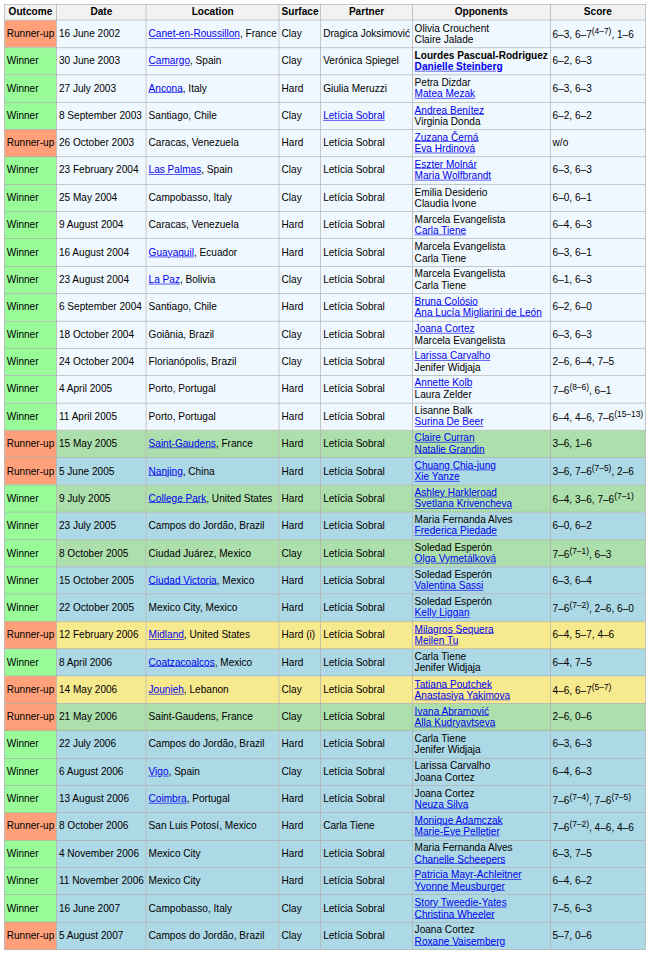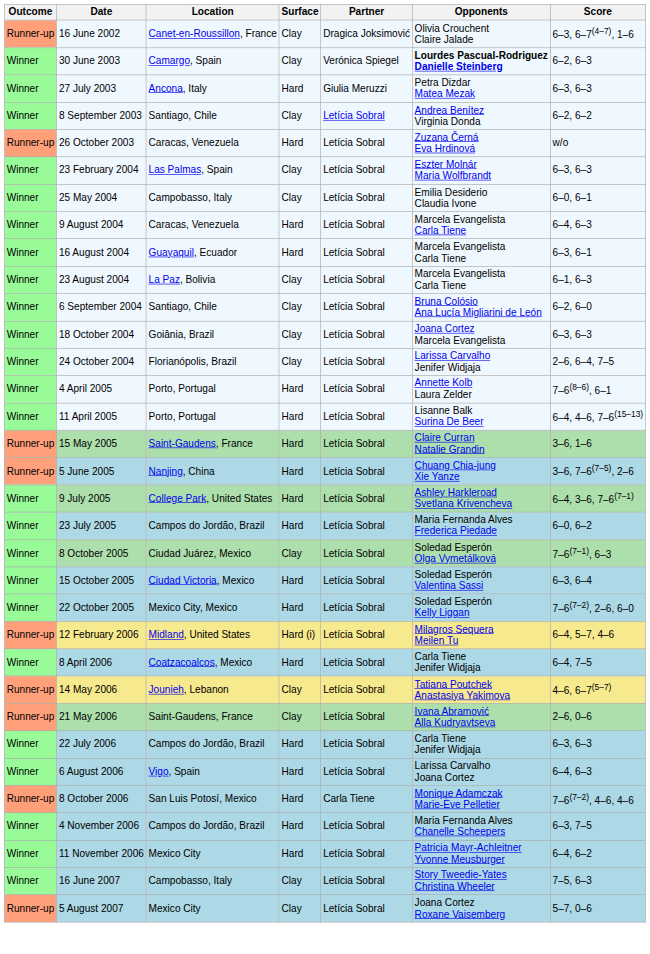(292, 307) Hard -> (292, 307) Clay
(292, 771) Clay -> (292, 771) Hard
- row: (94, 799)
(175, 853) Mexico City -> (207, 826) Campos do Jordão, Brazil
(207, 935) Campos do Jordão, Brazil -> (175, 908) Mexico City
